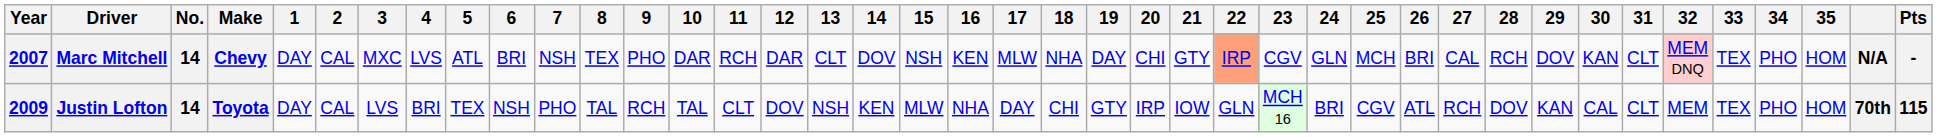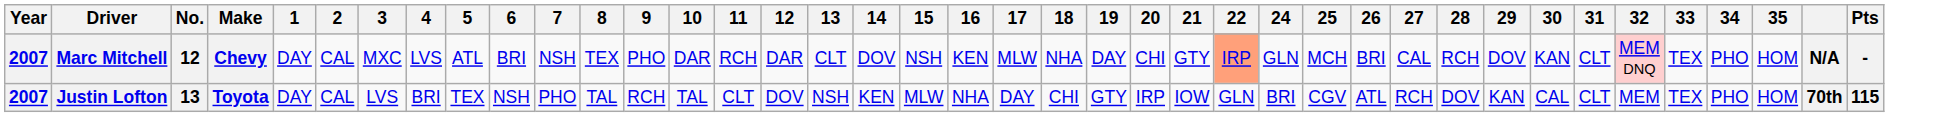- column: (1283, 19)
(190, 58) 14 -> (190, 58) 12
(28, 108) 2009 -> (28, 97) 2007
(190, 108) 14 -> (190, 97) 13
